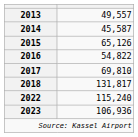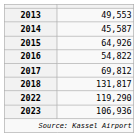(116, 15) 49,557 -> (116, 15) 49,553
(116, 43) 65,126 -> (116, 43) 64,926
(116, 70) 69,810 -> (116, 70) 69,812
(114, 98) 115,240 -> (114, 98) 119,290
